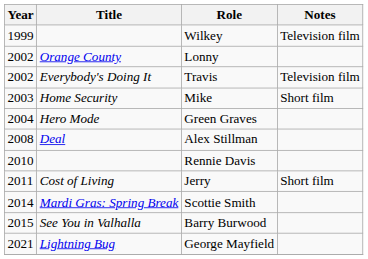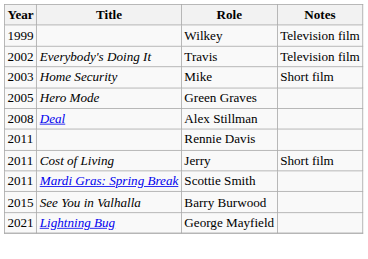- row: (202, 56)
(21, 118) 2004 -> (21, 98) 2005
(21, 160) 2010 -> (20, 139) 2011
(21, 202) 2014 -> (20, 181) 2011
